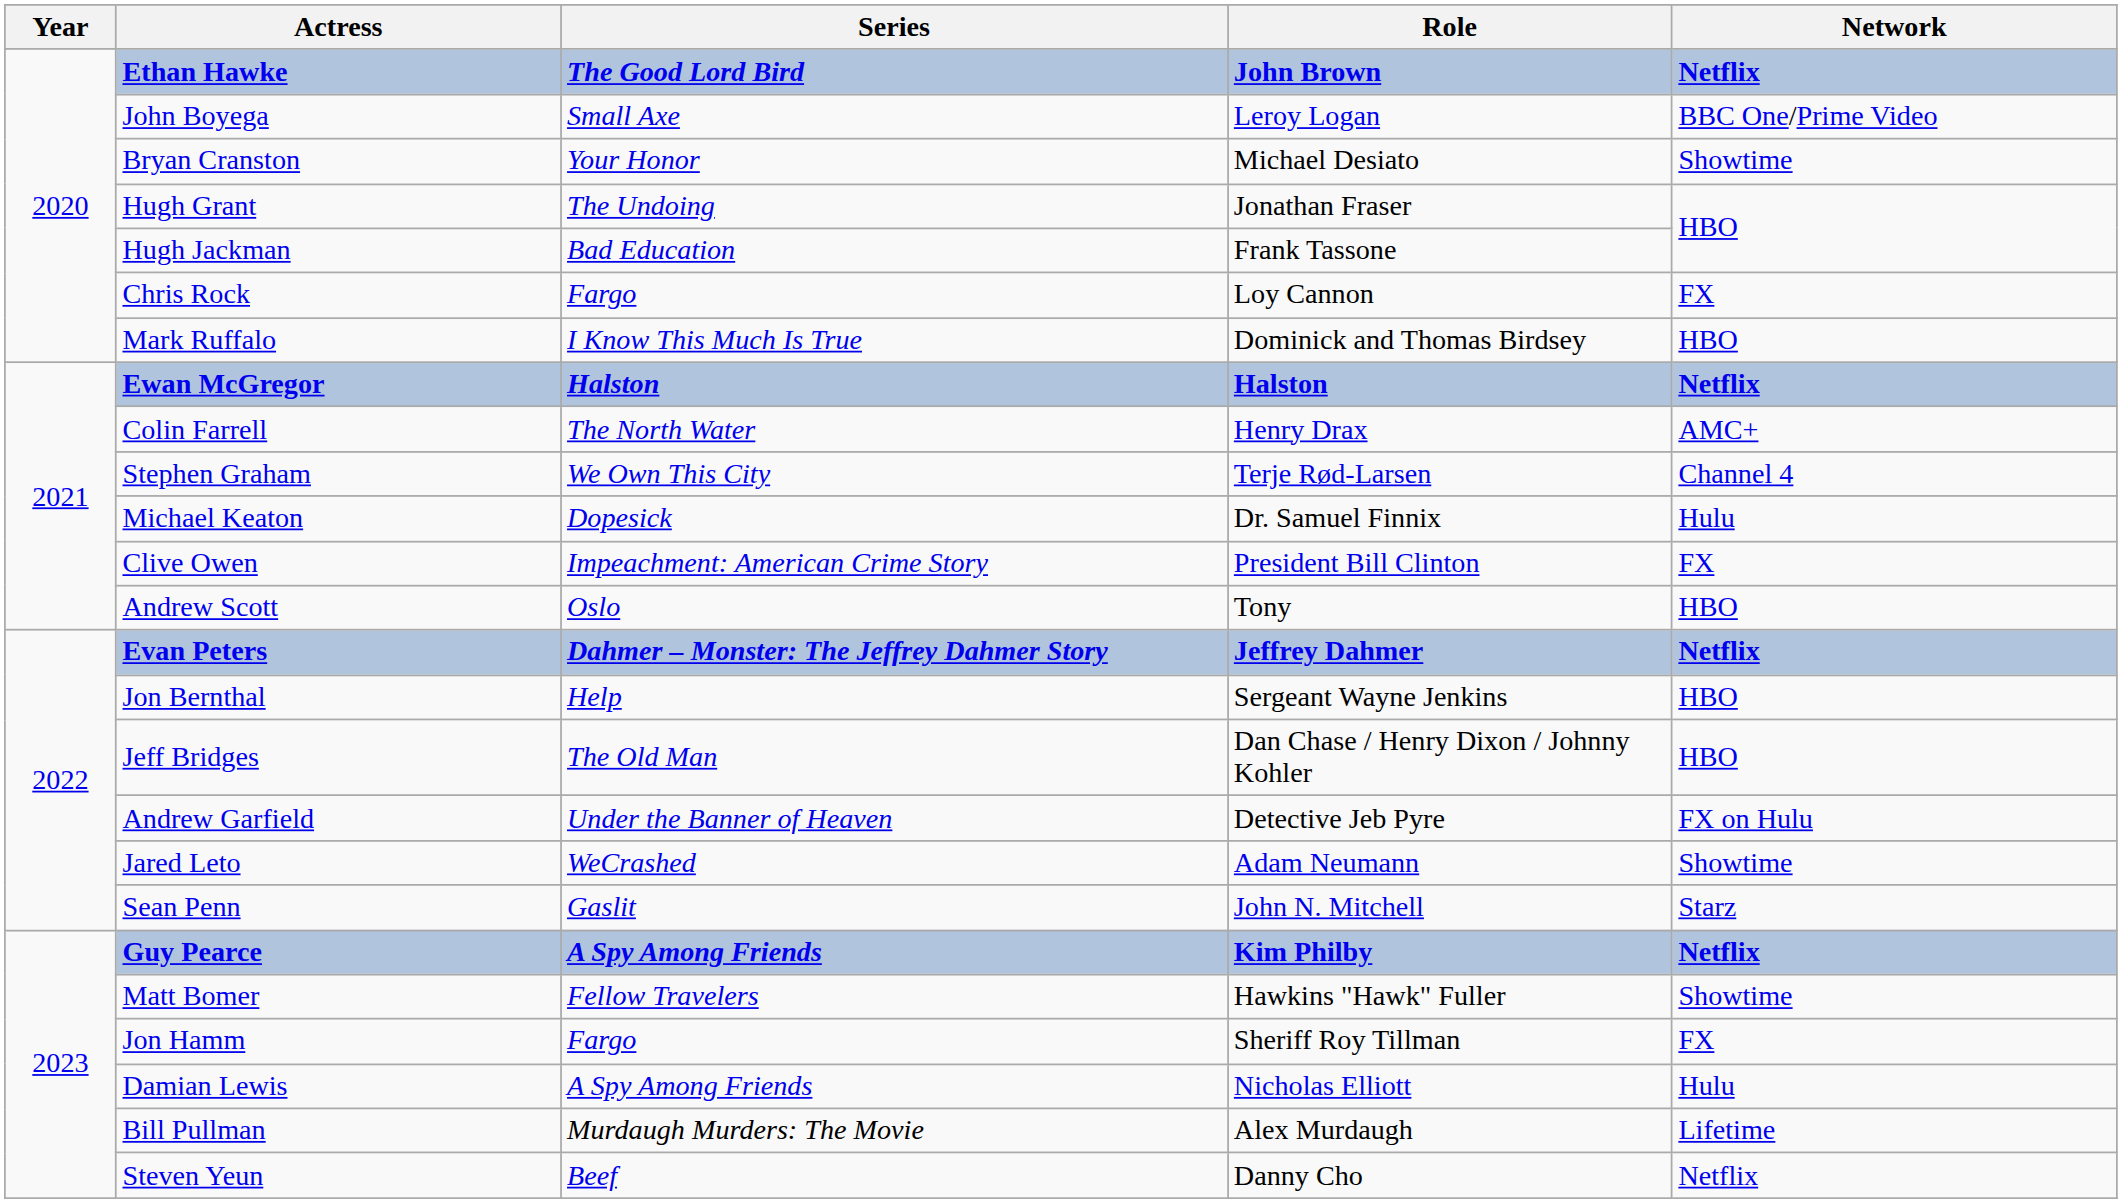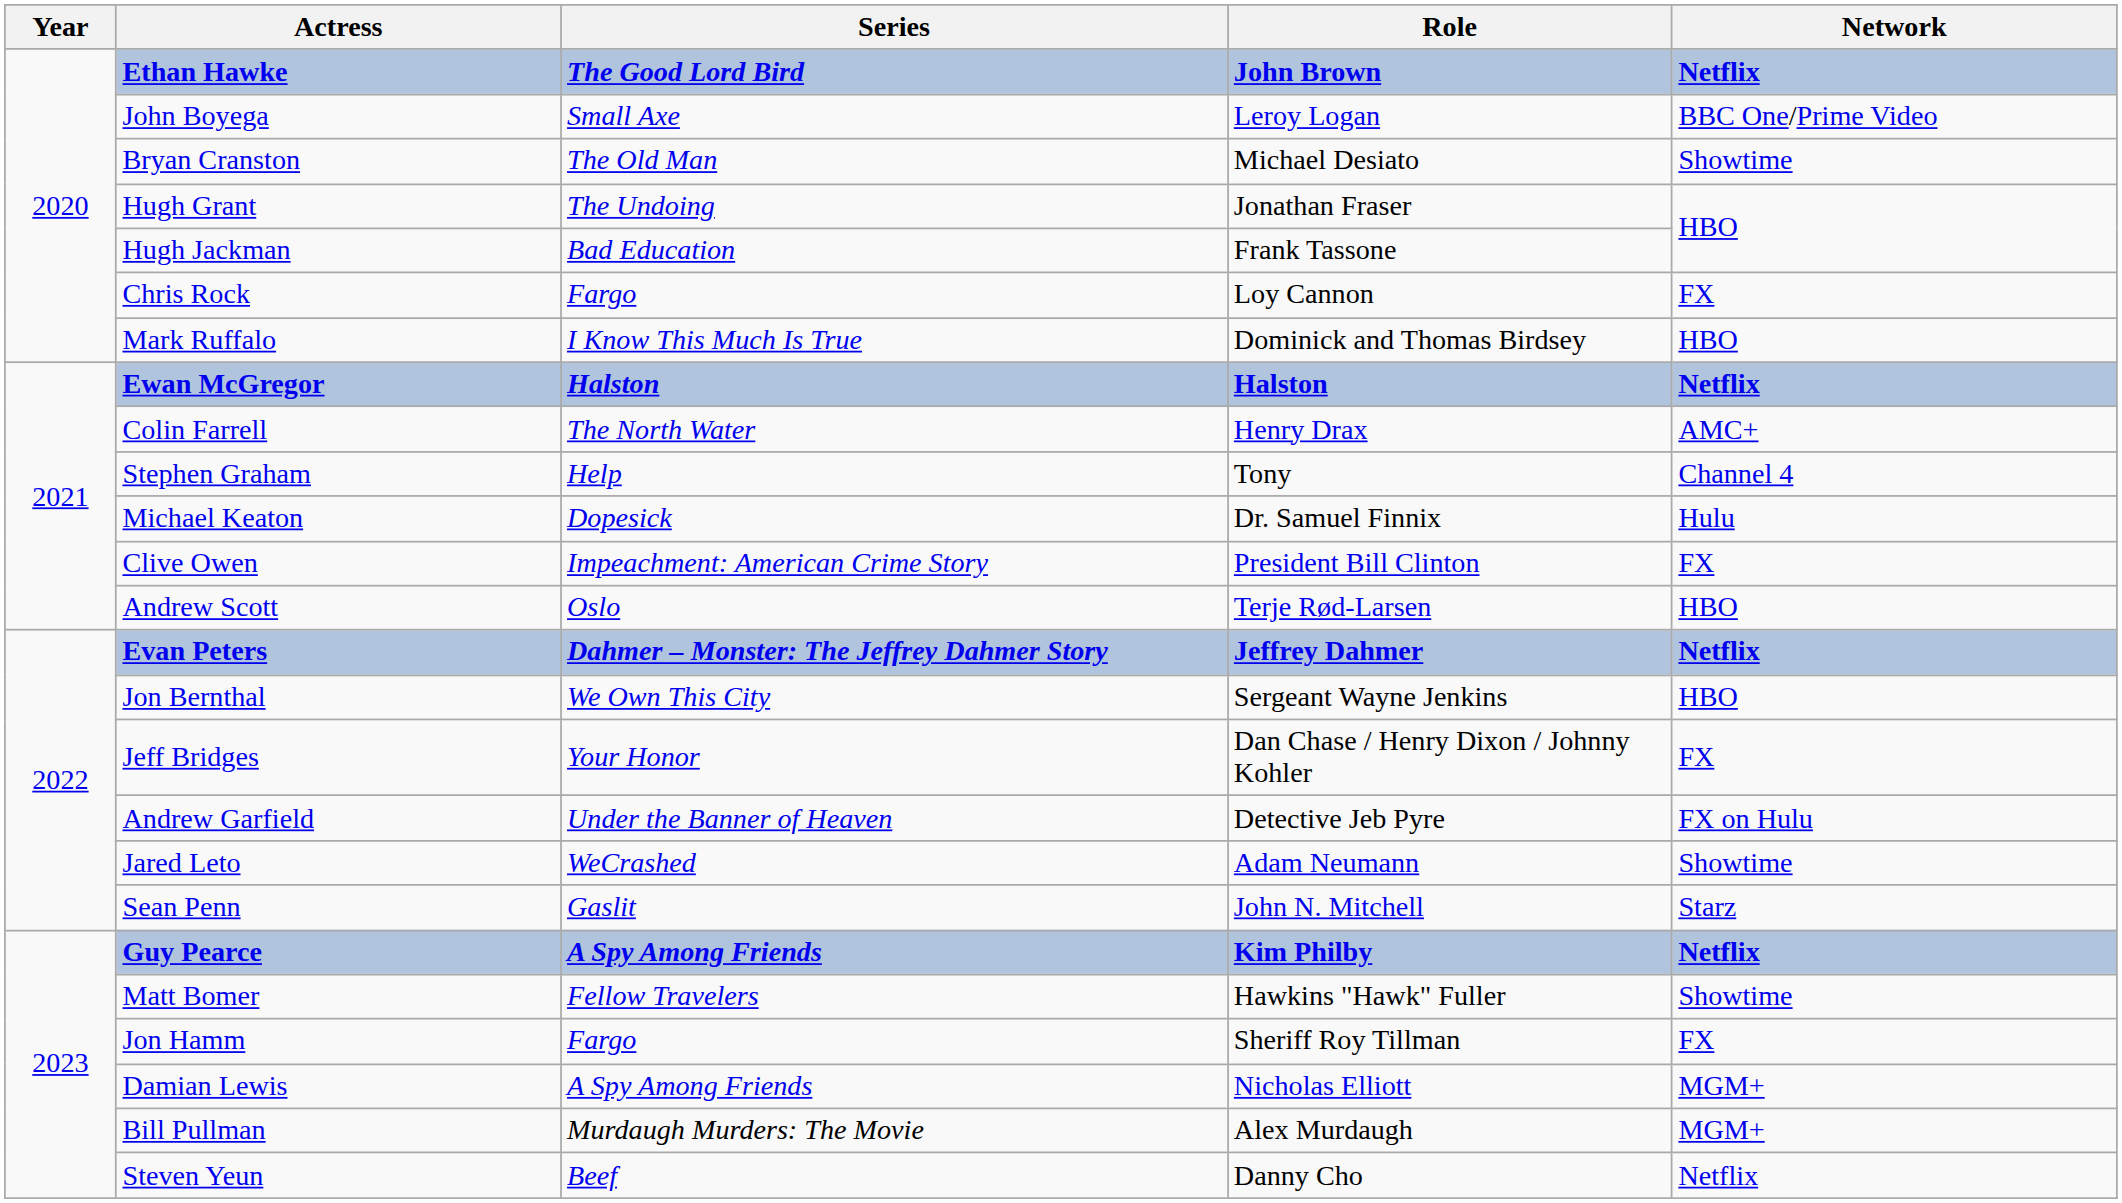(633, 160) Your Honor -> (642, 160) The Old Man
(669, 473) We Own This City -> (594, 473) Help
(1333, 473) Terje Rød-Larsen -> (1263, 473) Tony
(1263, 607) Tony -> (1333, 607) Terje Rød-Larsen
(594, 696) Help -> (669, 696) We Own This City
(642, 757) The Old Man -> (633, 757) Your Honor
(1708, 757) HBO -> (1696, 757) FX
(1707, 1085) Hulu -> (1722, 1085) MGM+
(1727, 1130) Lifetime -> (1722, 1130) MGM+
